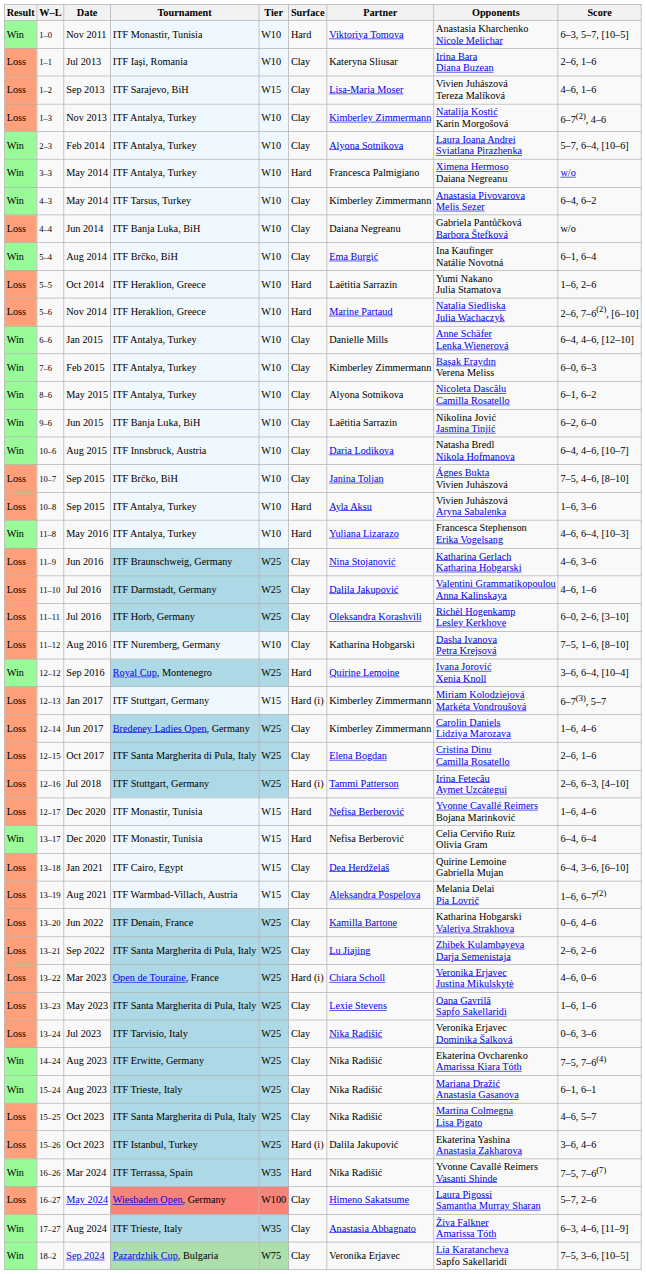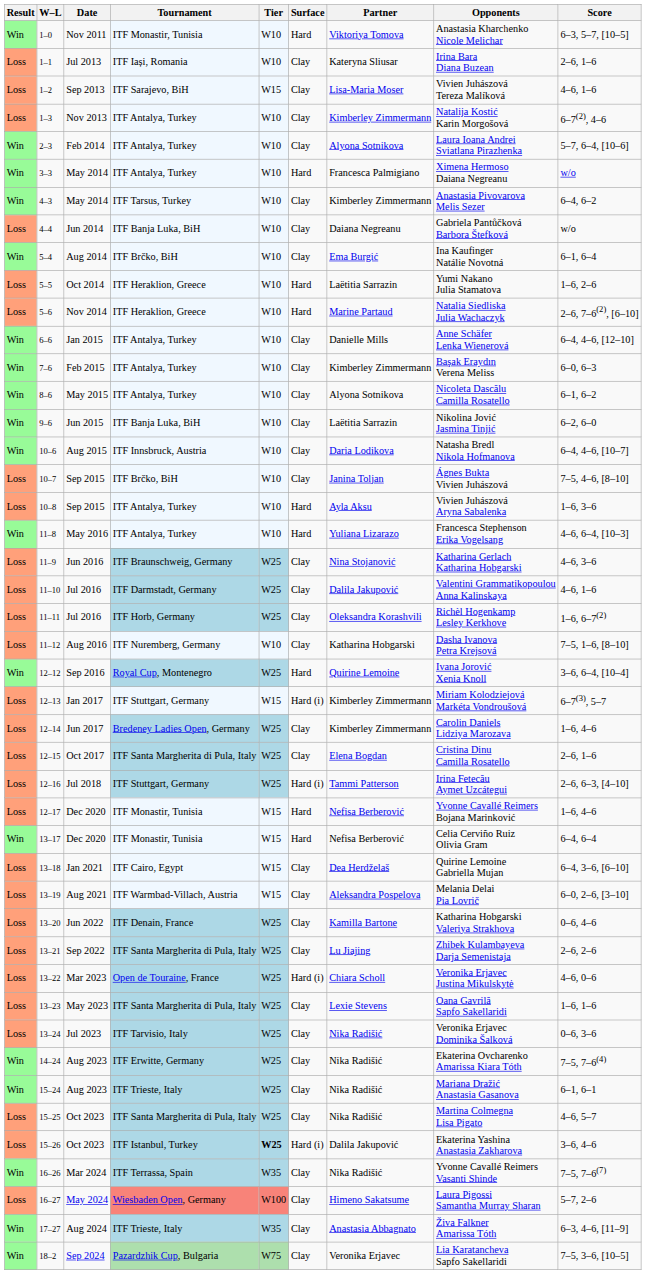(595, 617) 6–0, 2–6, [3–10] -> (583, 617) 1–6, 6–7(2)
(583, 895) 1–6, 6–7(2) -> (595, 895) 6–0, 2–6, [3–10]
(271, 1145) normal -> (271, 1145) bold
(301, 1172) Hard -> (301, 1172) Clay
